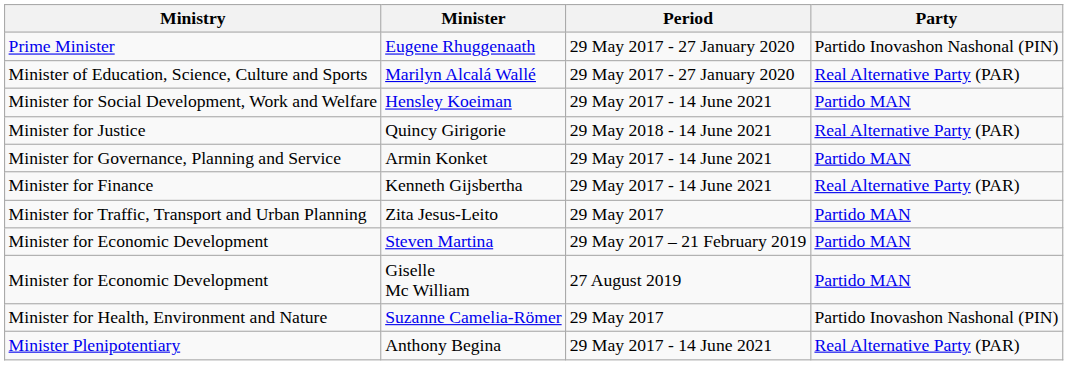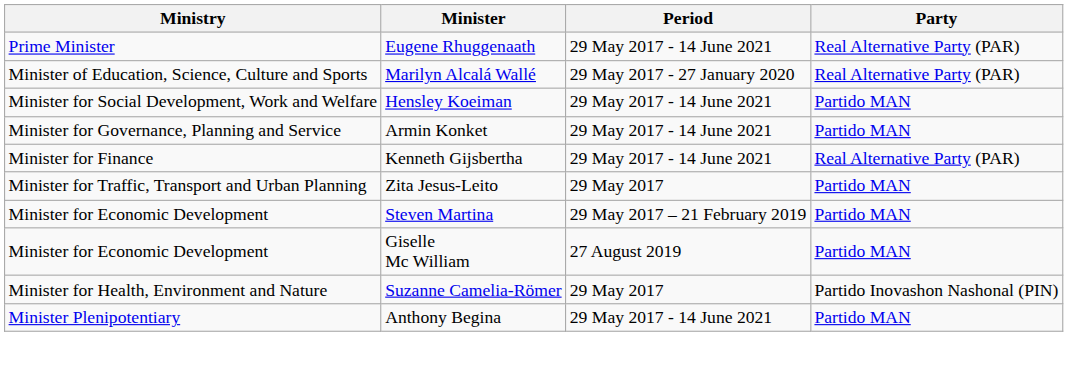(682, 46) 29 May 2017 - 27 January 2020 -> (671, 46) 29 May 2017 - 14 June 2021
(936, 46) Partido Inovashon Nashonal (PIN) -> (917, 46) Real Alternative Party (PAR)
- row: (446, 130)
(917, 345) Real Alternative Party (PAR) -> (863, 317) Partido MAN
